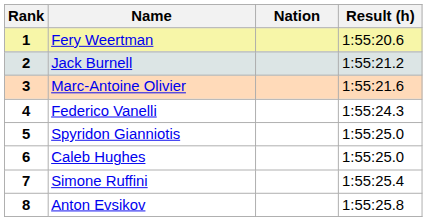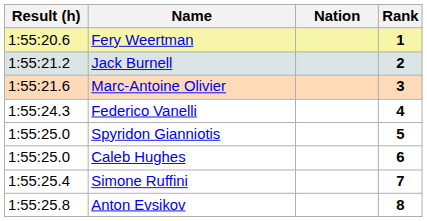columns swapped: (26, 16) <-> (380, 16)
